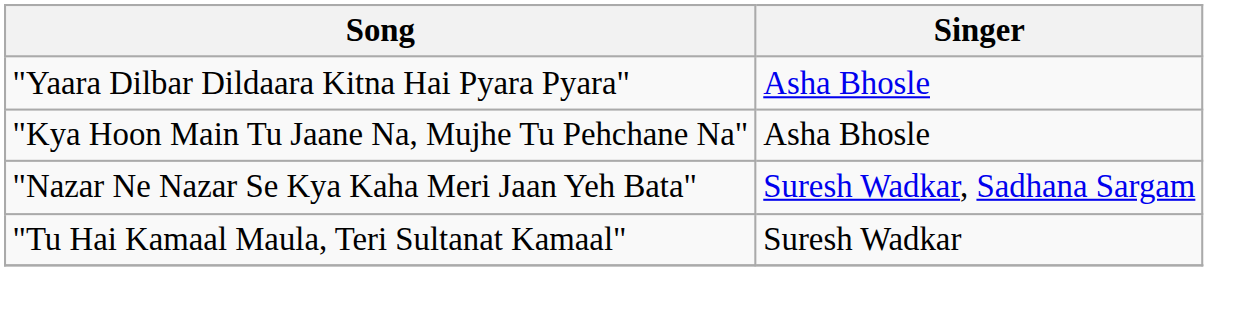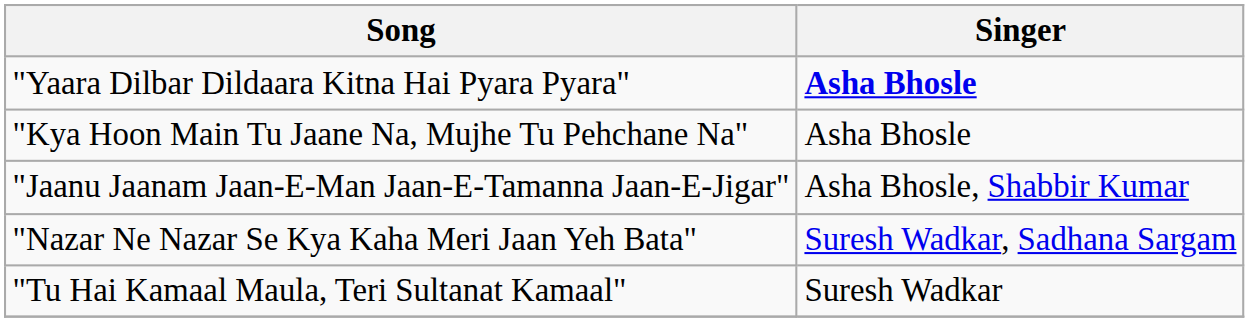(847, 82) normal -> (891, 82) bold
+ row: (401, 186)
